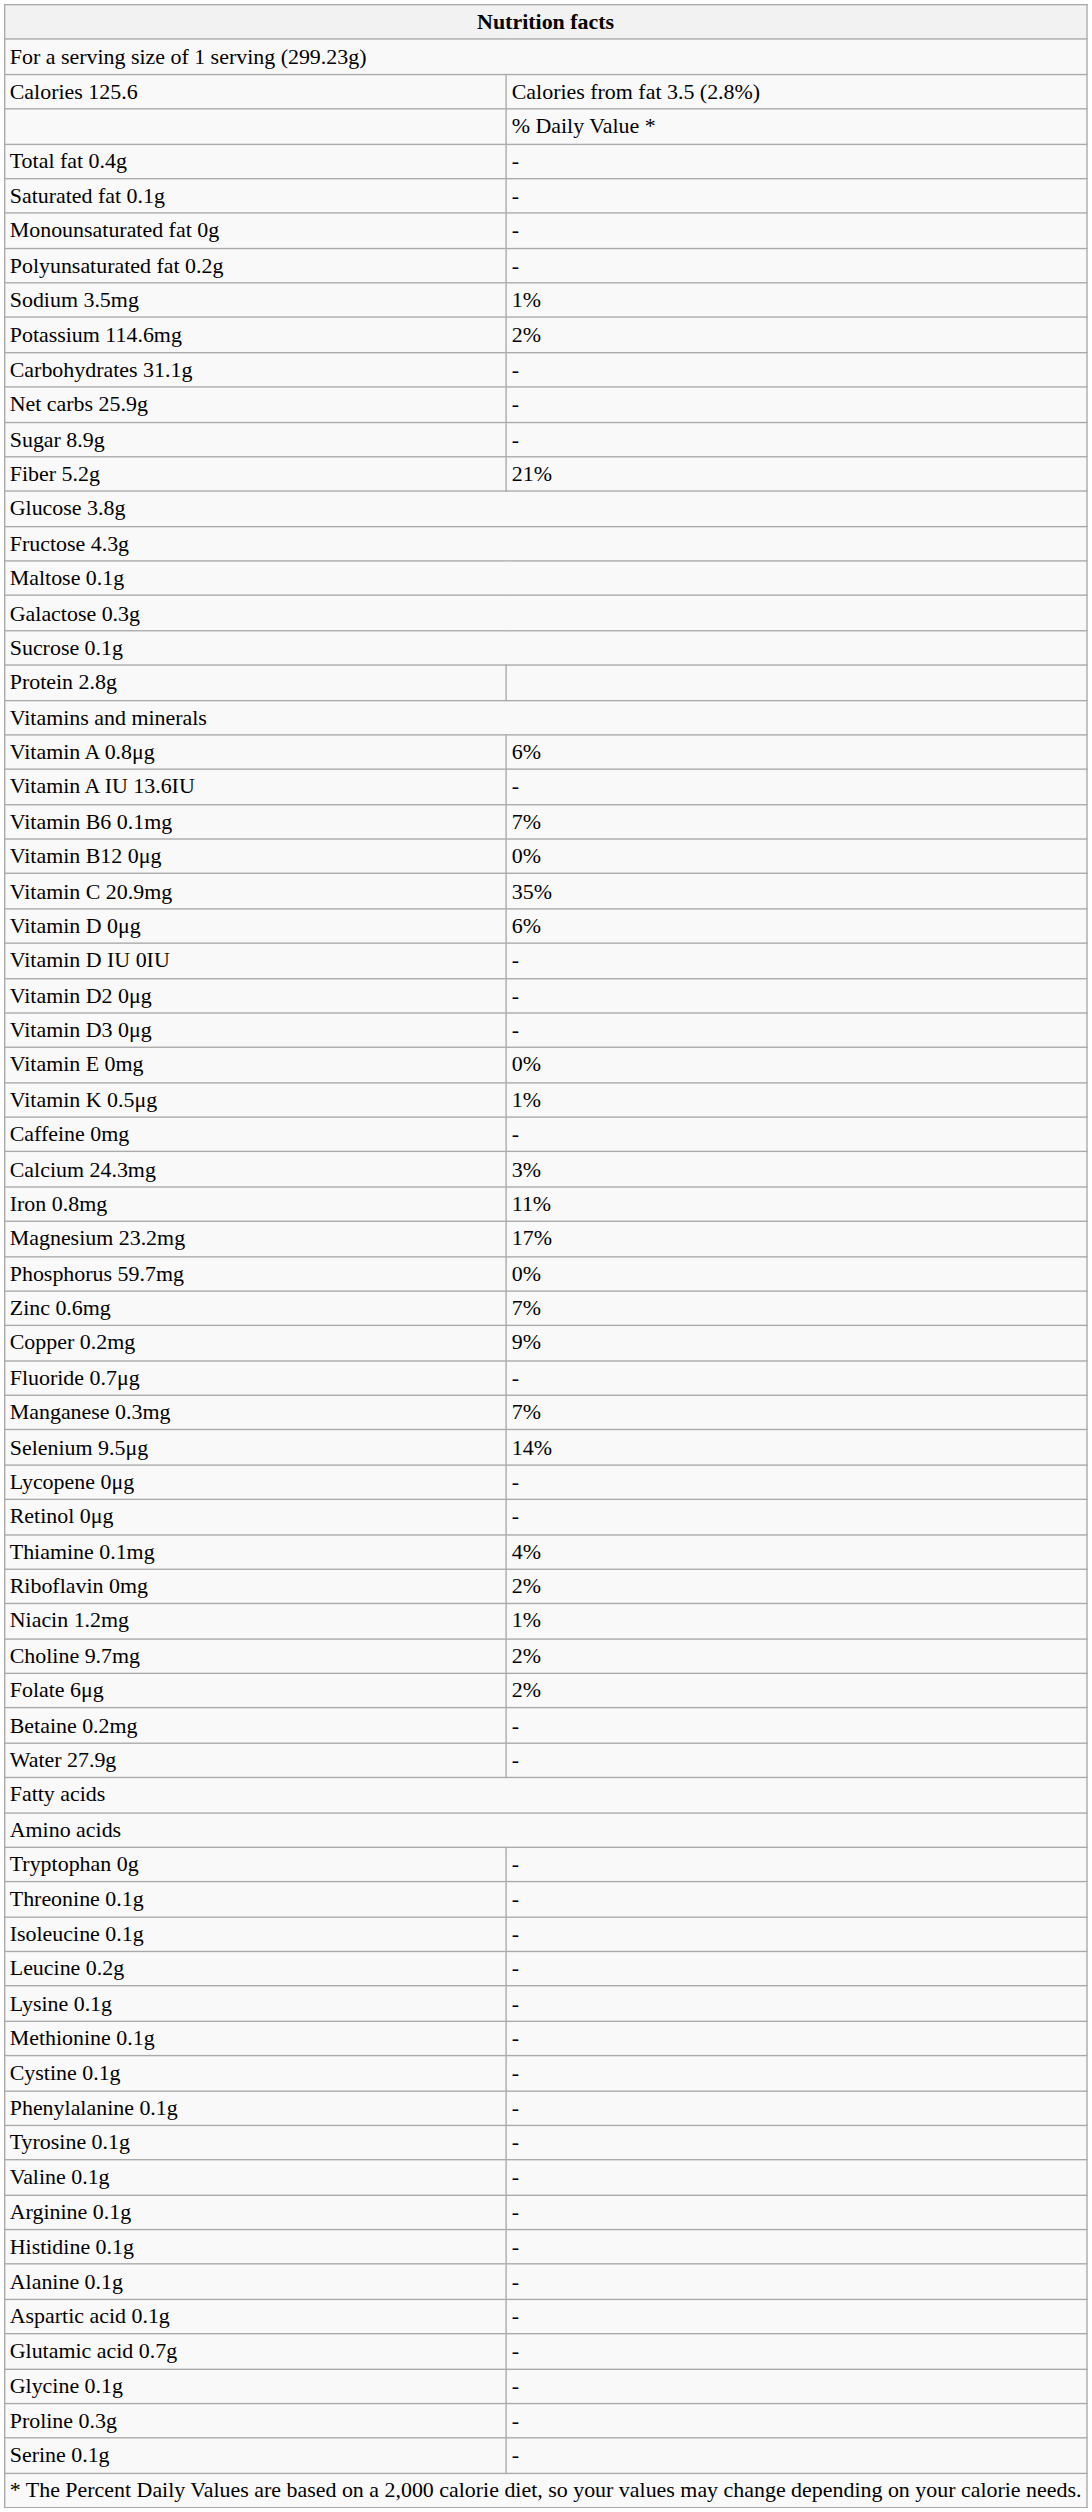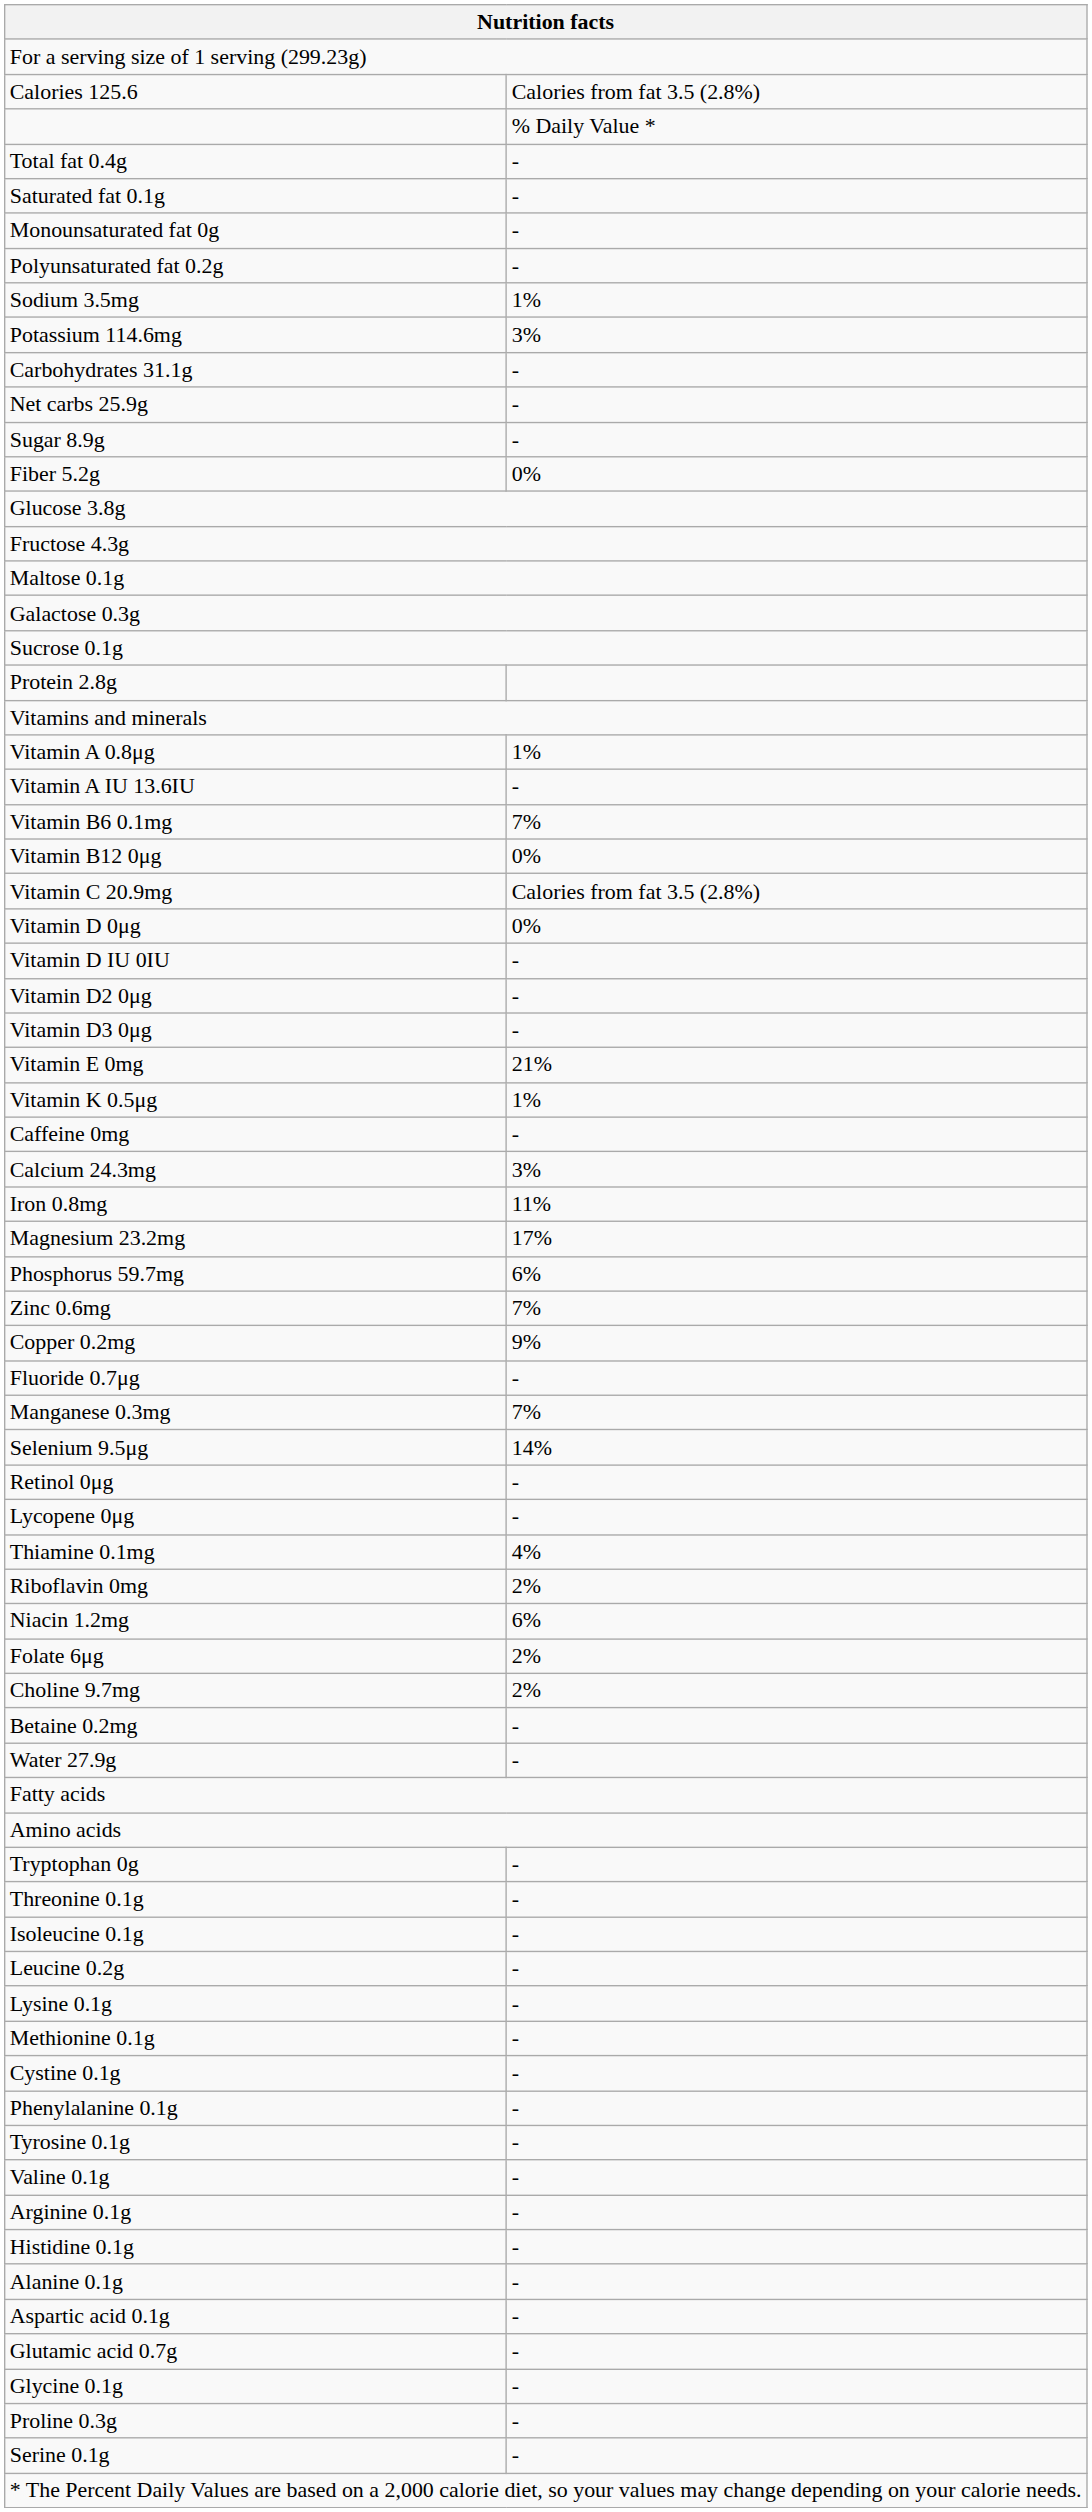(526, 334) 2% -> (526, 334) 3%
(532, 473) 21% -> (526, 473) 0%
(526, 751) 6% -> (526, 751) 1%
(532, 890) 35% -> (636, 890) Calories from fat 3.5 (2.8%)
(526, 925) 6% -> (526, 925) 0%
(526, 1064) 0% -> (532, 1064) 21%
(526, 1273) 0% -> (526, 1273) 6%
rows swapped: (62, 1516) <-> (72, 1481)
(526, 1621) 1% -> (526, 1621) 6%
rows swapped: (57, 1690) <-> (75, 1655)
